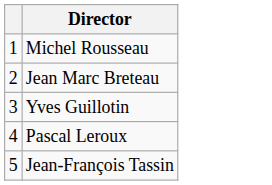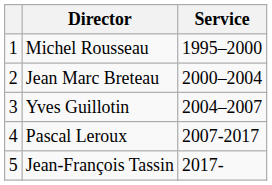+ column: (222, 19)
